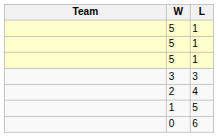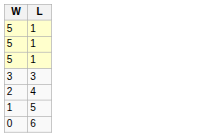- column: (85, 12)
